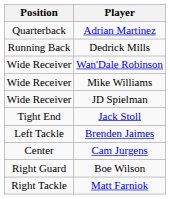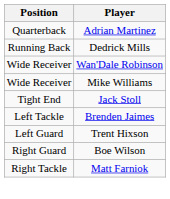- row: (120, 99)
+ row: (120, 133)
- row: (120, 151)
